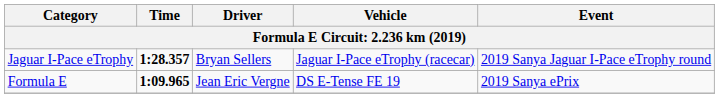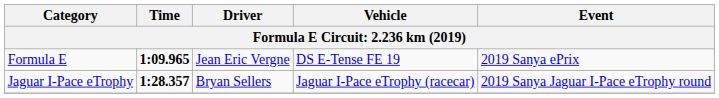rows swapped: (37, 81) <-> (70, 59)
